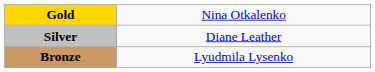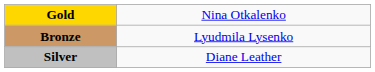rows swapped: (60, 36) <-> (60, 57)
